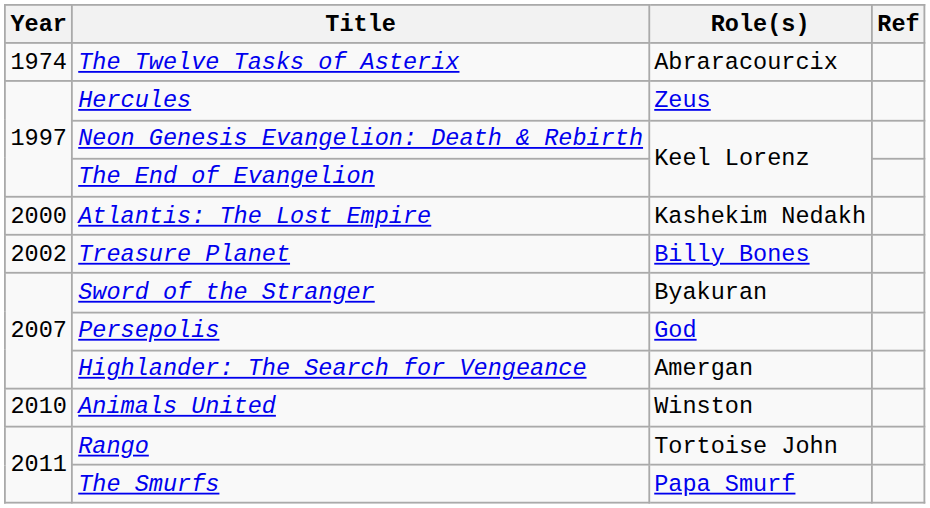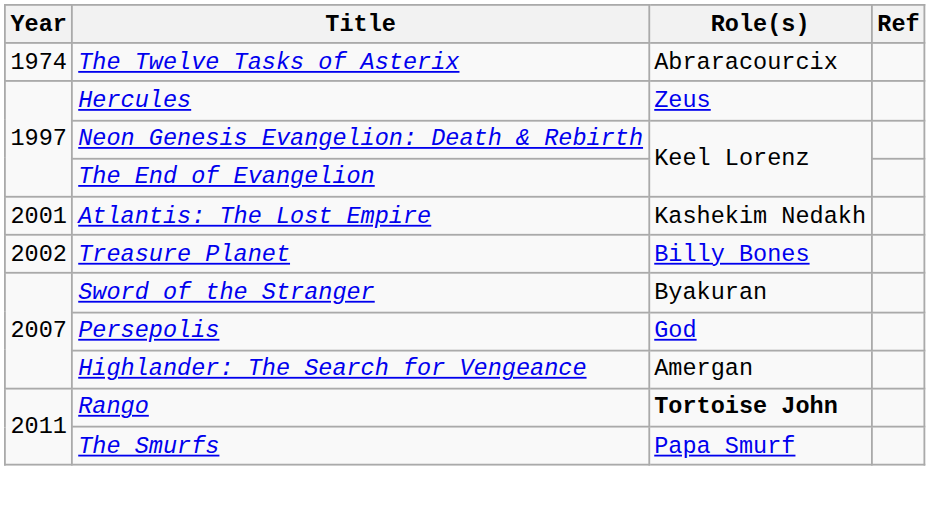(39, 216) 2000 -> (39, 216) 2001
- row: (177, 408)
(746, 446) normal -> (746, 408) bold
